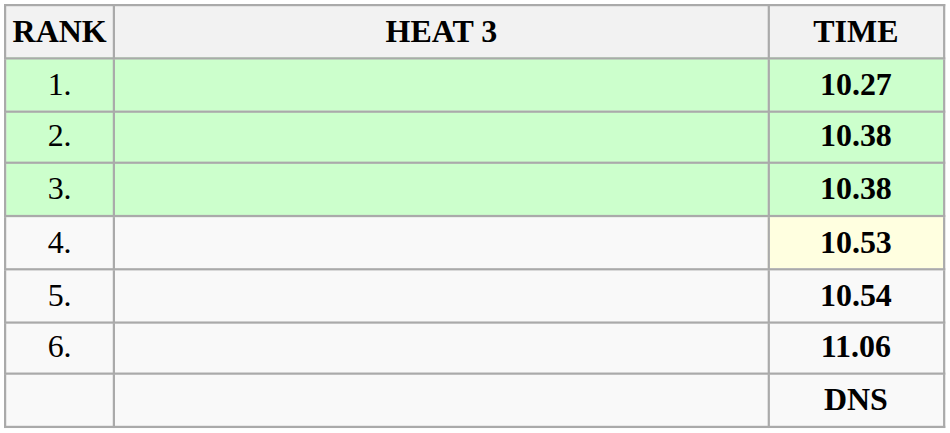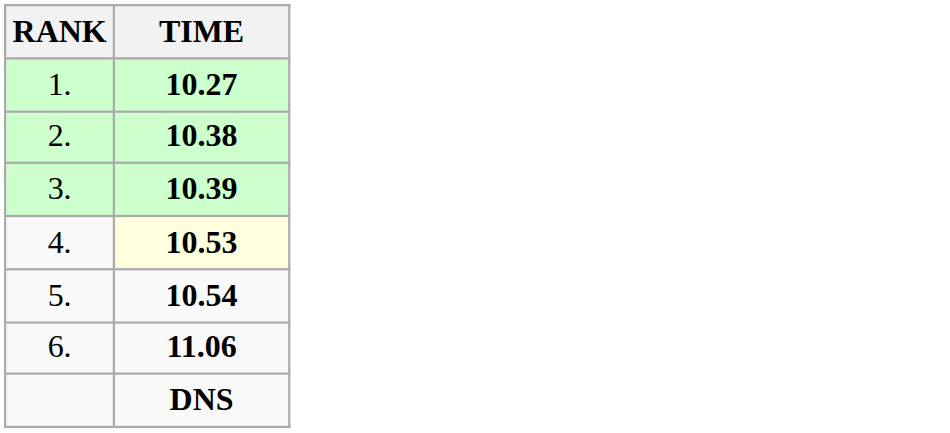- column: (441, 31)
(856, 189) 10.38 -> (202, 189) 10.39
